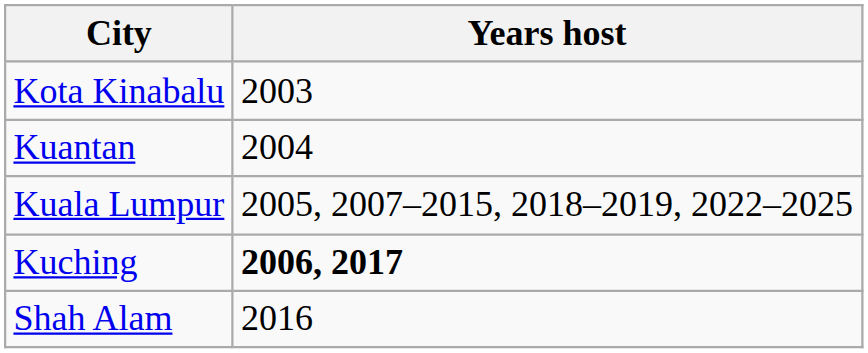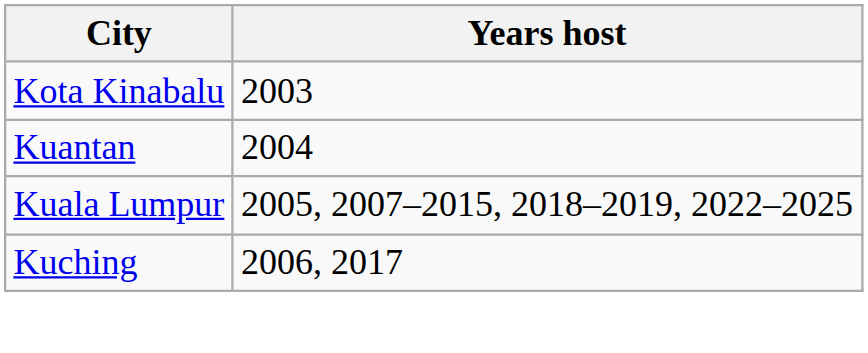(322, 261) bold -> (322, 261) normal
- row: (93, 318)
